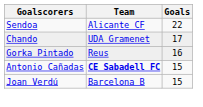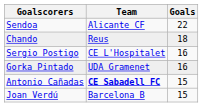(119, 39) UDA Gramenet -> (98, 39) Reus
(177, 39) 17 -> (182, 39) 18
+ row: (43, 53)
(98, 53) Reus -> (119, 67) UDA Gramenet
